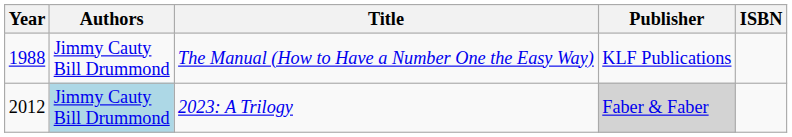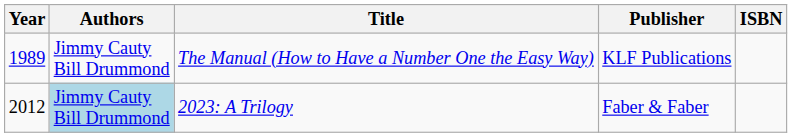(27, 58) 1988 -> (27, 58) 1989
(655, 107) lightgrey background -> (655, 107) no background
